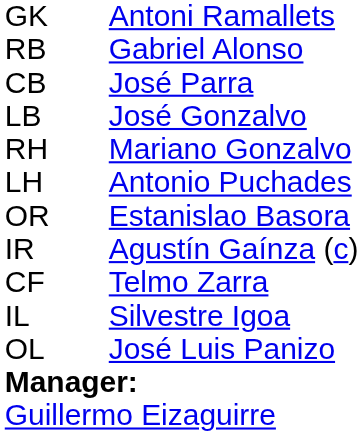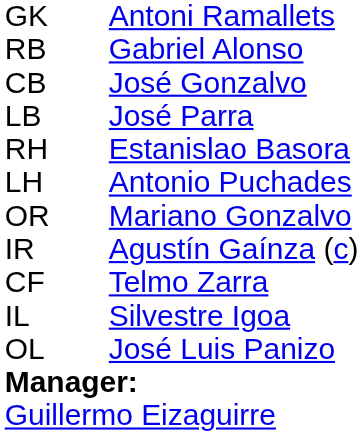(181, 82) José Parra -> (208, 82) José Gonzalvo
(208, 115) José Gonzalvo -> (181, 115) José Parra
(230, 149) Mariano Gonzalvo -> (229, 149) Estanislao Basora
(229, 215) Estanislao Basora -> (230, 215) Mariano Gonzalvo
